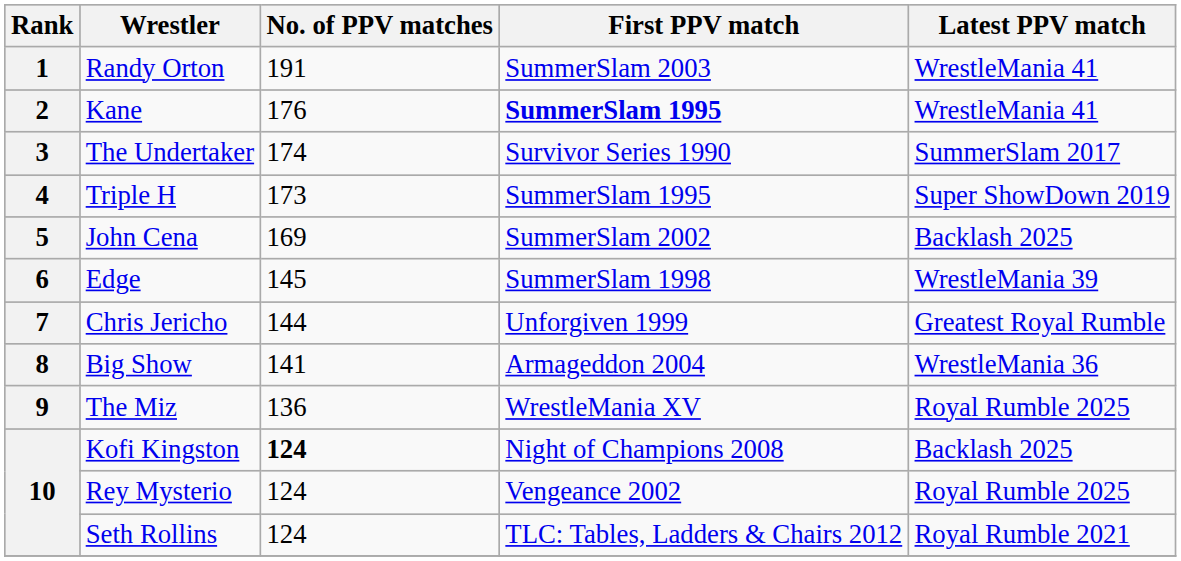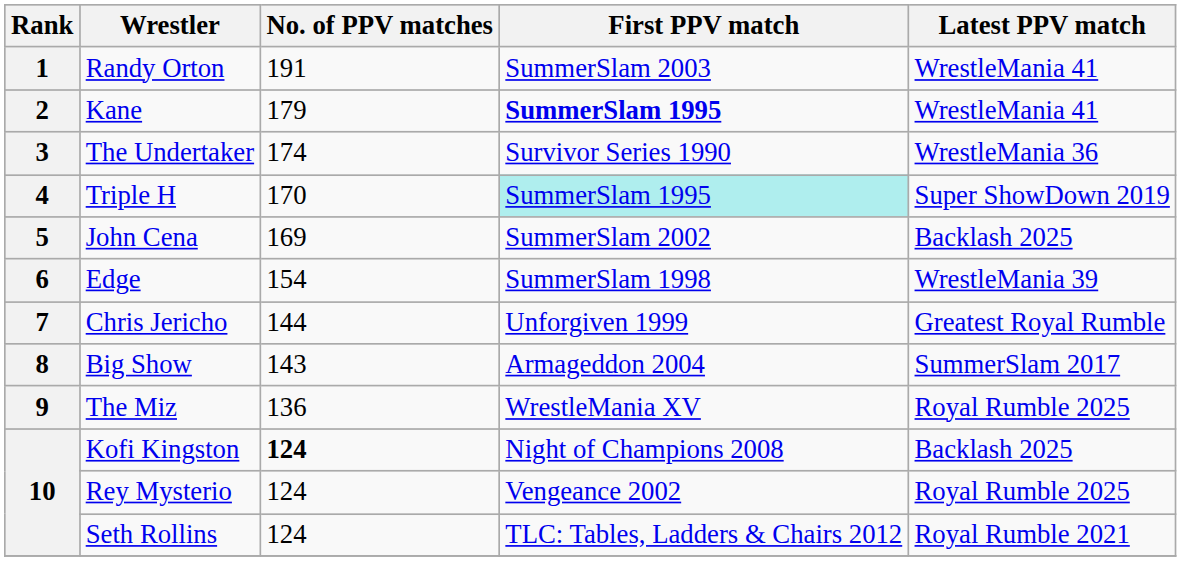(286, 110) 176 -> (286, 110) 179
(1017, 152) SummerSlam 2017 -> (1006, 152) WrestleMania 36
(286, 195) 173 -> (286, 195) 170
(608, 195) no background -> (608, 195) paleturquoise background
(286, 279) 145 -> (286, 279) 154
(286, 364) 141 -> (286, 364) 143
(1006, 364) WrestleMania 36 -> (1017, 364) SummerSlam 2017
